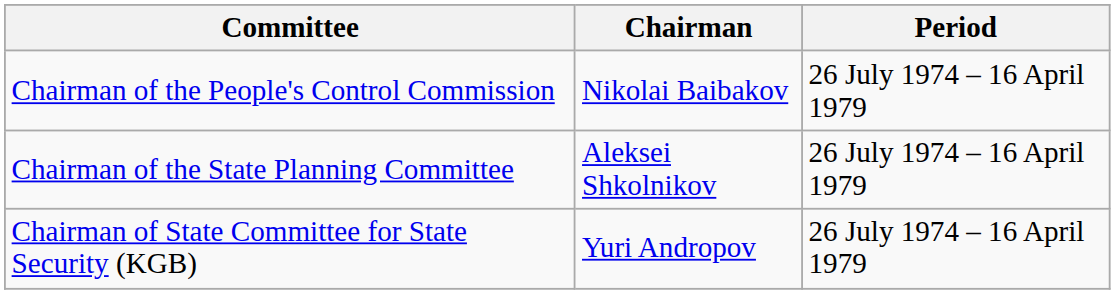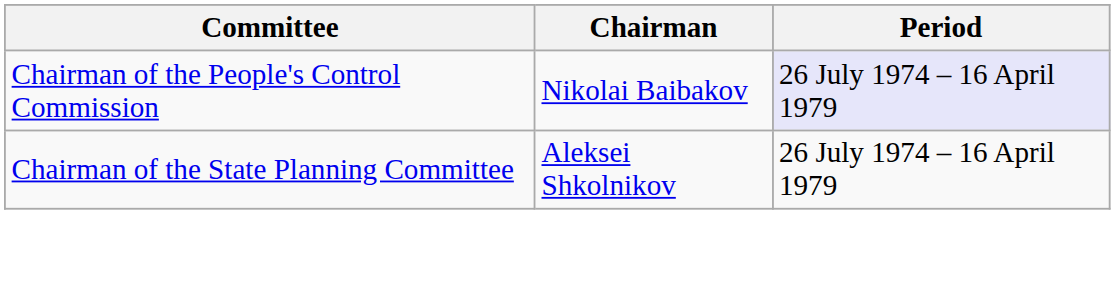(946, 90) no background -> (917, 90) lavender background
- row: (239, 248)
